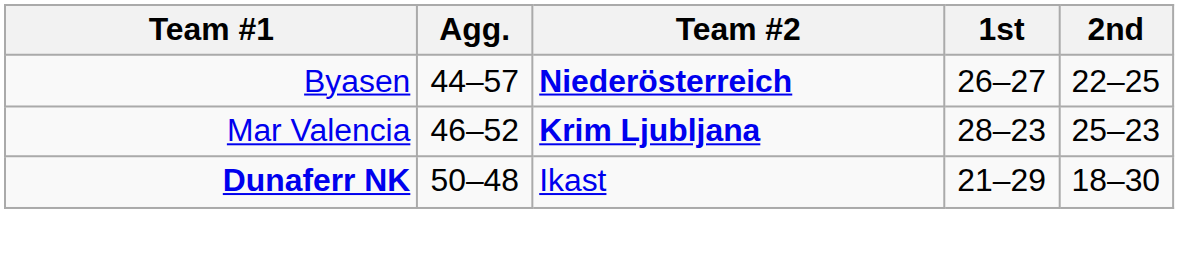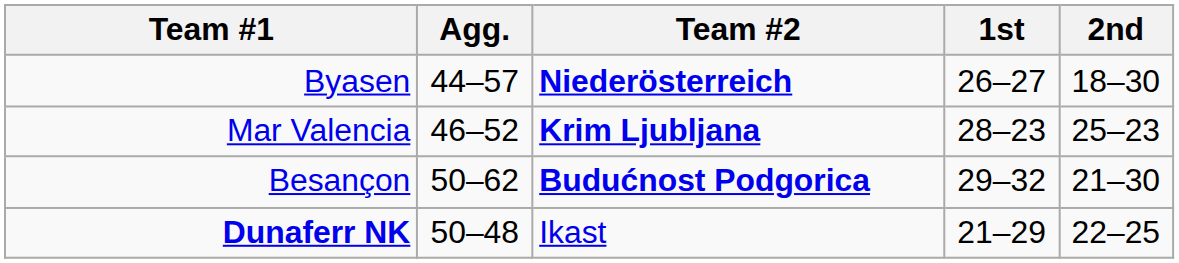(1116, 80) 22–25 -> (1116, 80) 18–30
+ row: (340, 181)
(1116, 181) 18–30 -> (1116, 231) 22–25
